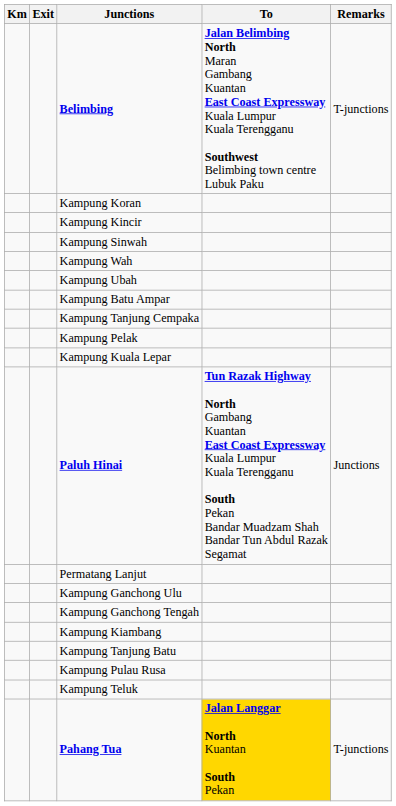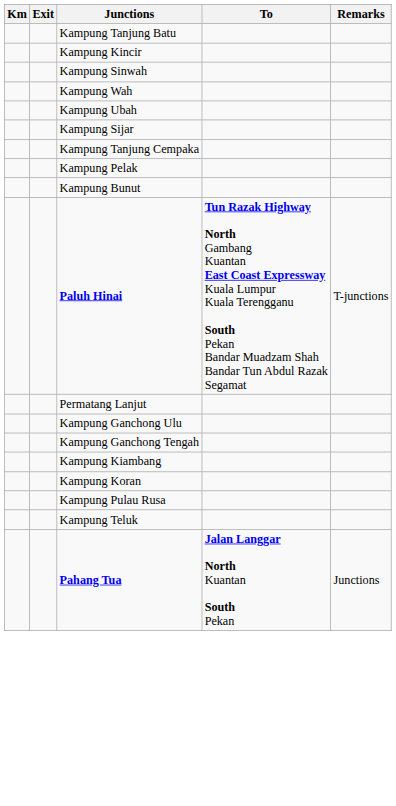- row: (86, 108)
rows swapped: (100, 203) <-> (118, 651)
+ row: (97, 129)
- row: (115, 299)
+ row: (100, 187)
- row: (115, 357)
(356, 465) Junctions -> (361, 295) T-junctions
(243, 749) gold background -> (243, 580) no background
(361, 749) T-junctions -> (356, 580) Junctions
